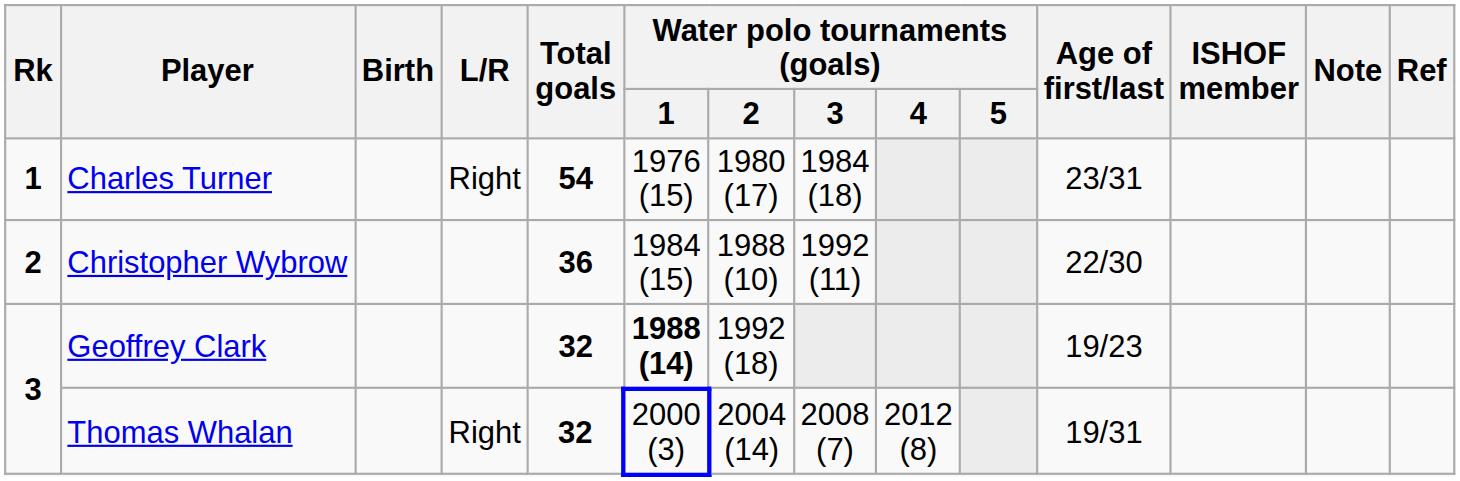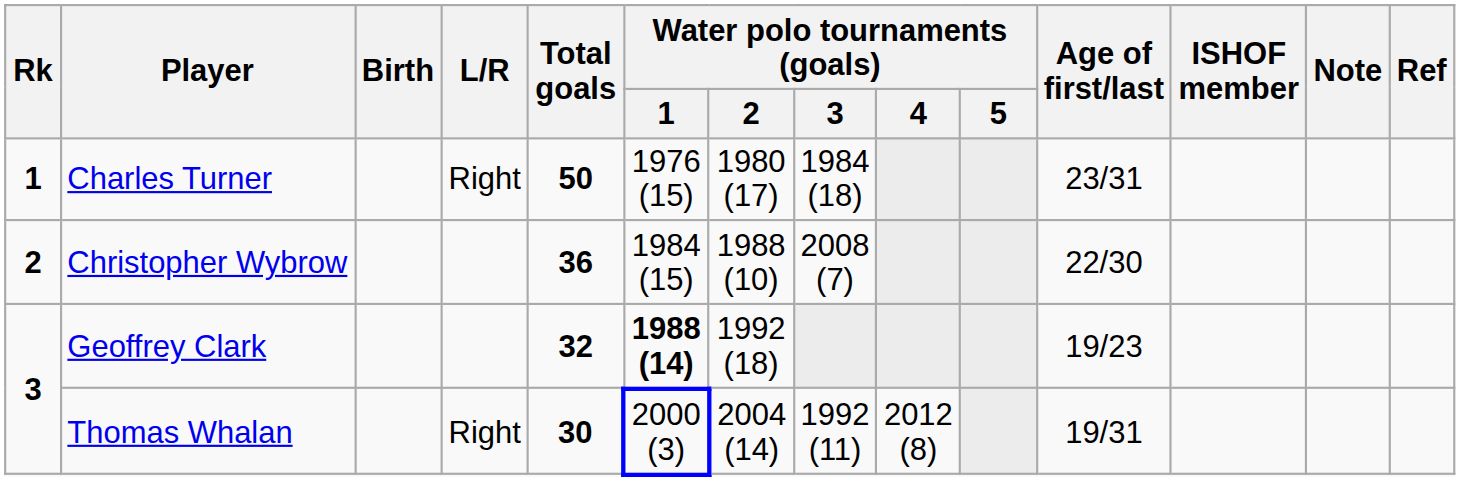(576, 179) 54 -> (576, 179) 50
(835, 263) 1992 (11) -> (835, 263) 2008 (7)
(575, 431) 32 -> (575, 431) 30
(835, 431) 2008 (7) -> (835, 431) 1992 (11)
